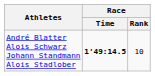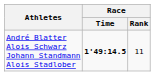(139, 50) 10 -> (139, 50) 11
